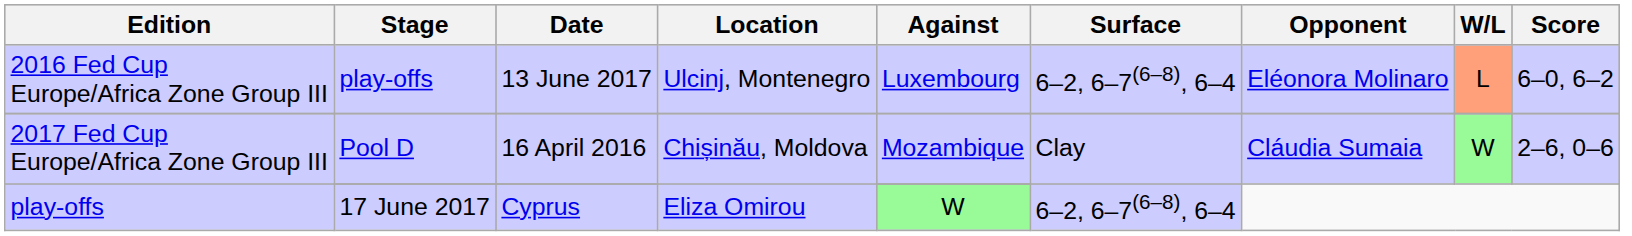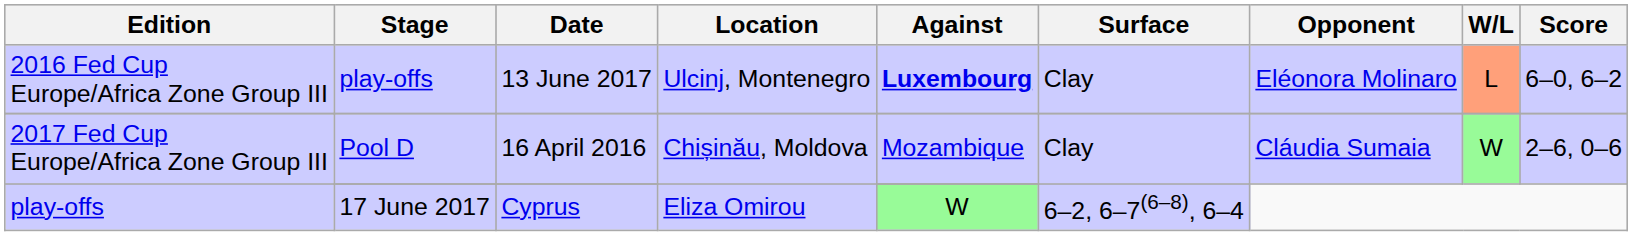(951, 78) normal -> (957, 78) bold
(1136, 78) 6–2, 6–7(6–8), 6–4 -> (1069, 78) Clay
